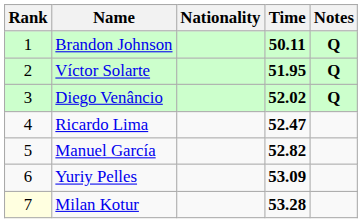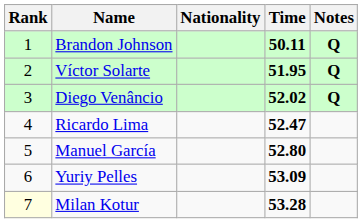(287, 151) 52.82 -> (287, 151) 52.80
